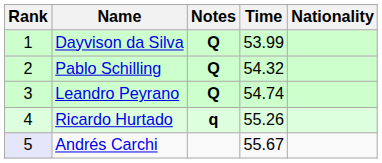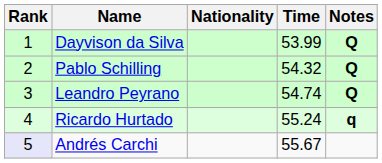columns swapped: (333, 17) <-> (214, 17)
(264, 119) 55.26 -> (301, 119) 55.24
